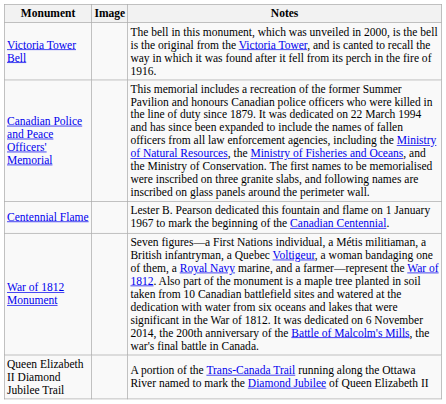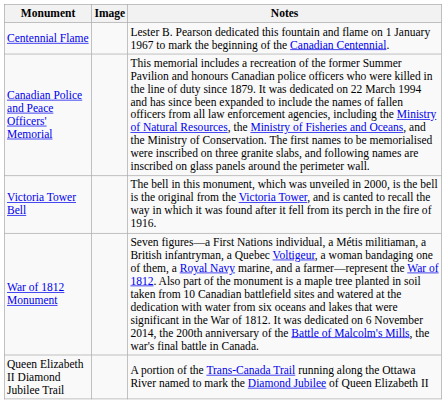rows swapped: (48, 217) <-> (42, 51)
